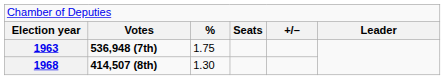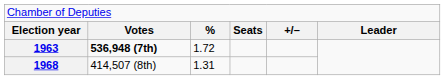(204, 48) 1.75 -> (204, 48) 1.72
(124, 65) bold -> (123, 65) normal
(204, 65) 1.30 -> (204, 65) 1.31
